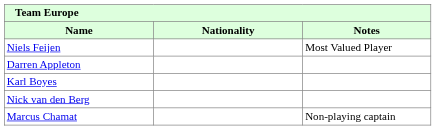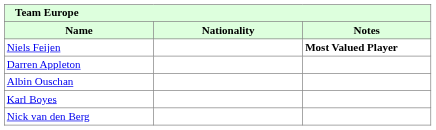(349, 47) normal -> (351, 47) bold
+ row: (40, 82)
- row: (42, 116)
